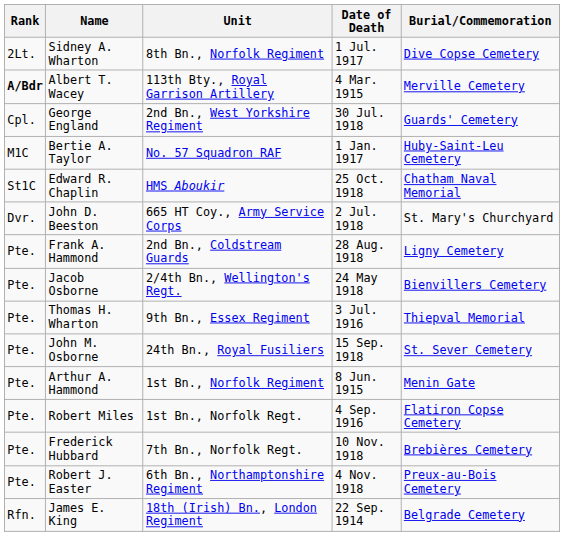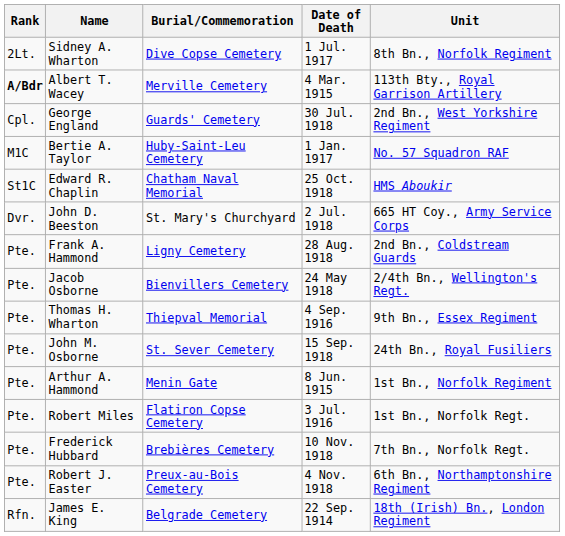columns swapped: (238, 21) <-> (480, 21)
(356, 317) 3 Jul. 1916 -> (326, 317) 4 Sep. 1916
(356, 416) 4 Sep. 1916 -> (326, 416) 3 Jul. 1916
